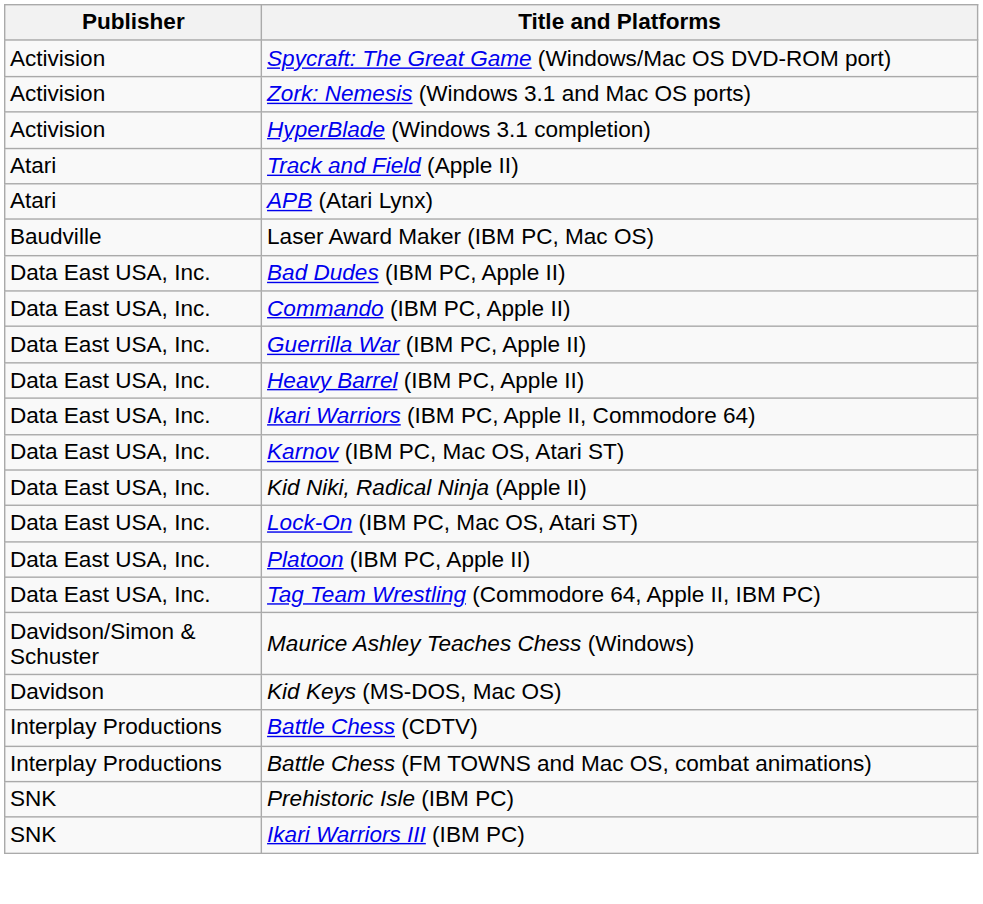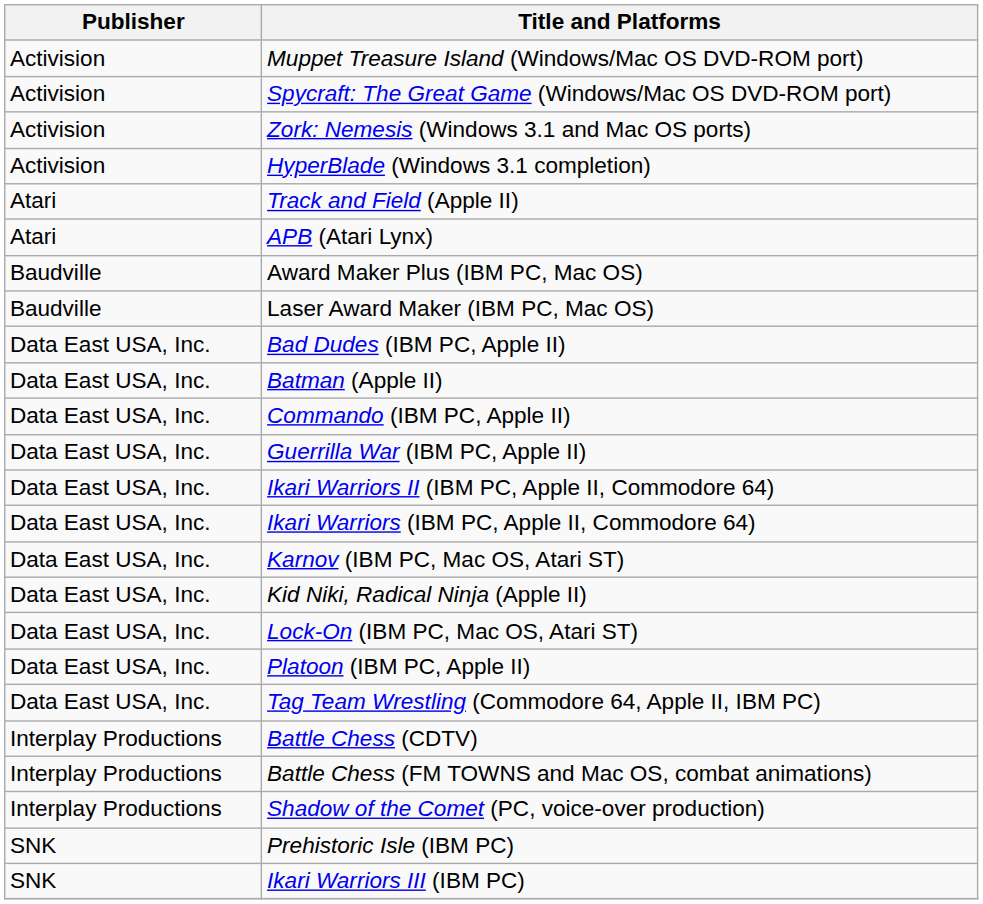+ row: (565, 58)
+ row: (455, 272)
+ row: (355, 380)
- row: (426, 380)
+ row: (521, 487)
- row: (481, 643)
- row: (414, 691)
+ row: (516, 809)
